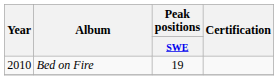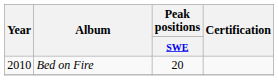(177, 65) 19 -> (177, 65) 20
